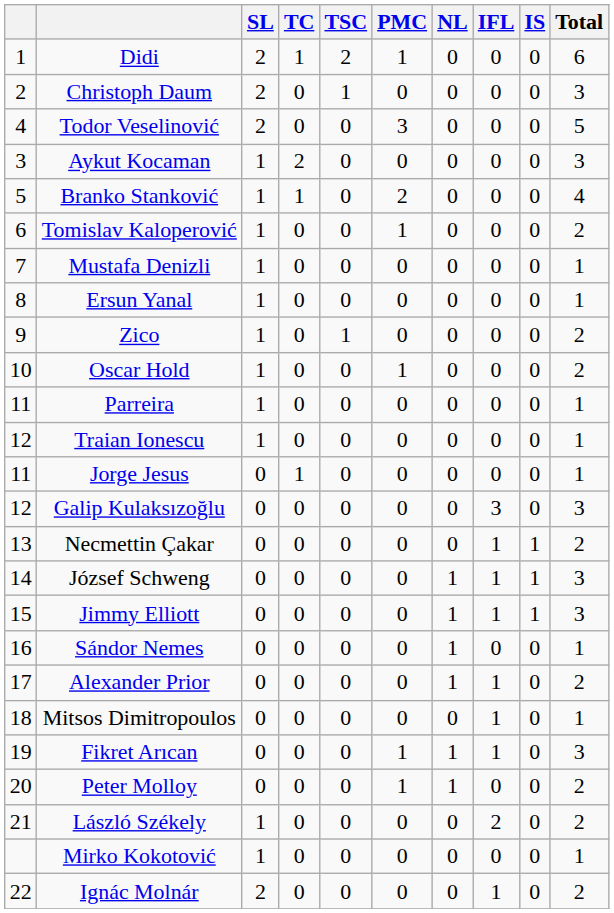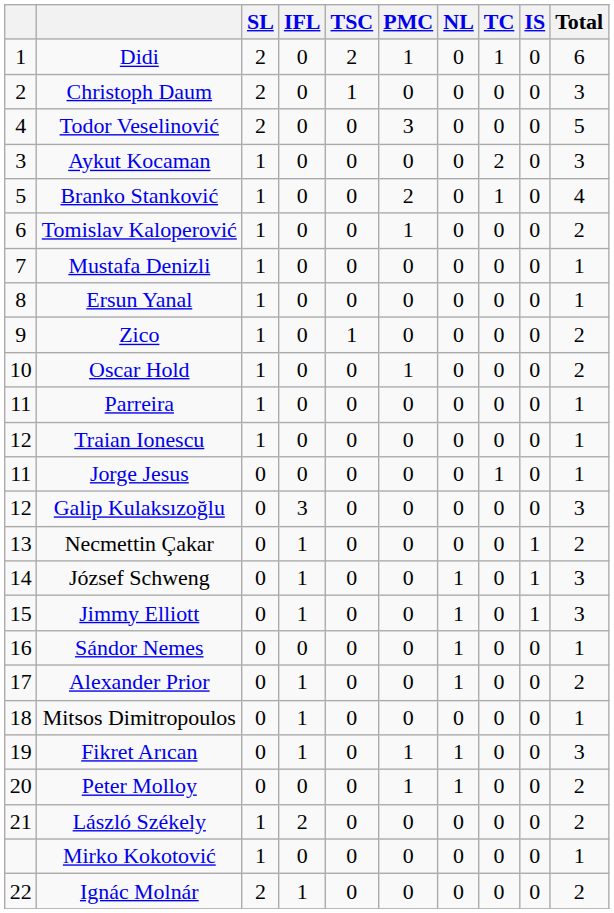columns swapped: (299, 21) <-> (496, 21)
